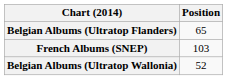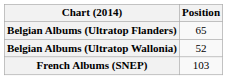rows swapped: (92, 65) <-> (92, 48)
